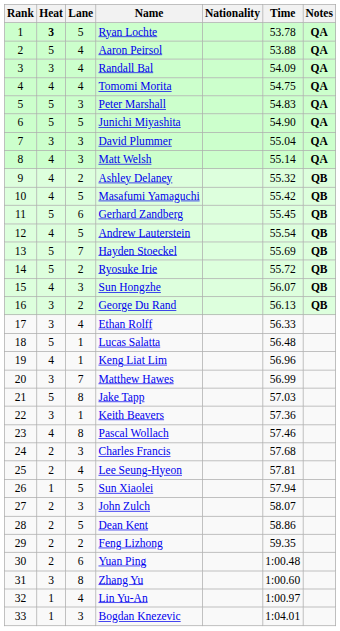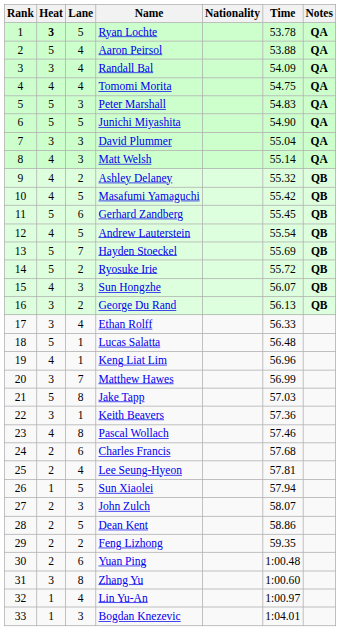(81, 452) 3 -> (81, 452) 6
